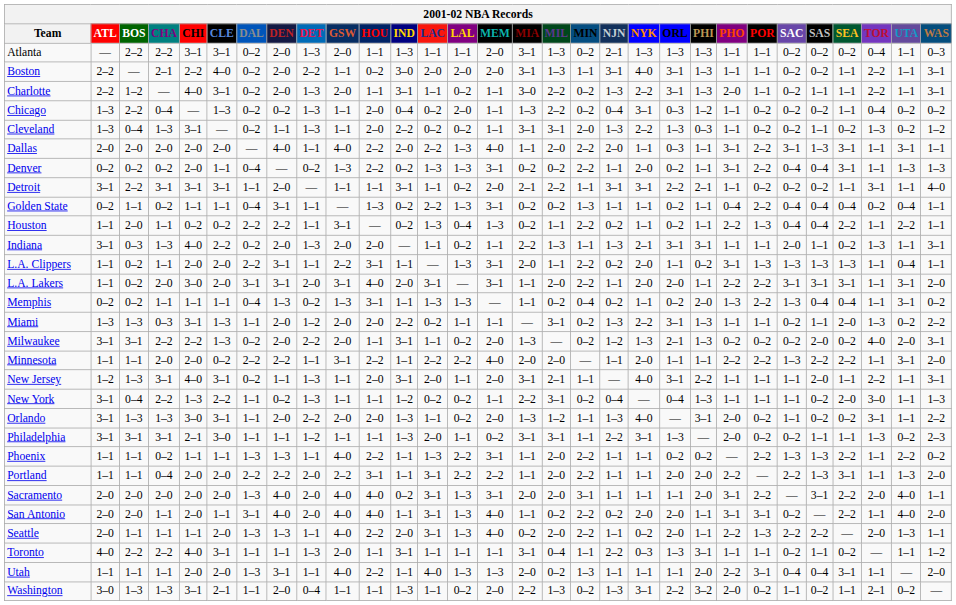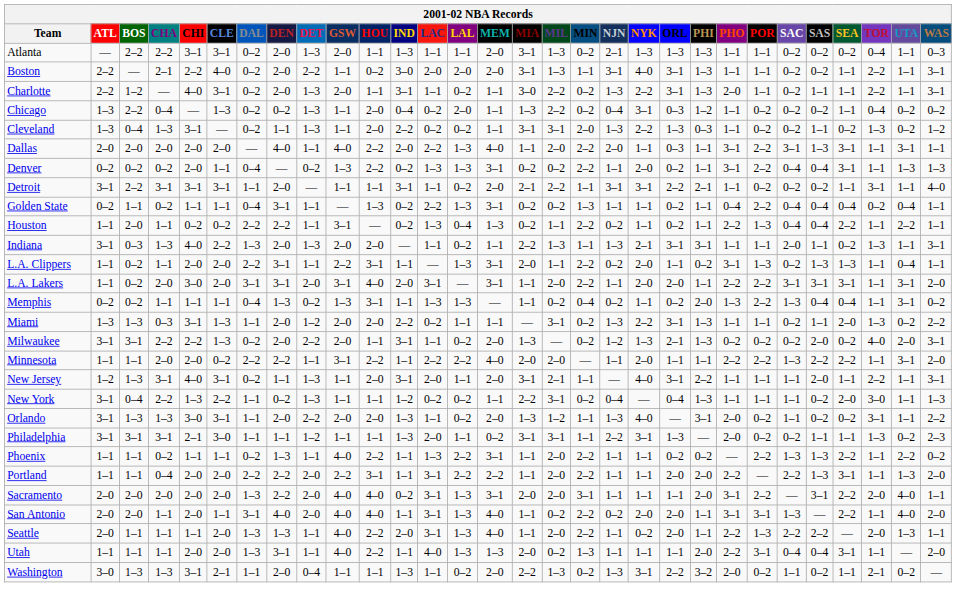(252, 245) 0–2 -> (252, 245) 1–3
(792, 264) 1–3 -> (792, 264) 0–2
(252, 456) 1–3 -> (252, 456) 0–2
(282, 495) 4–0 -> (282, 495) 2–2
(792, 514) 0–2 -> (792, 514) 1–3
(527, 533) 0–2 -> (527, 533) 1–1
- row: (26, 553)
